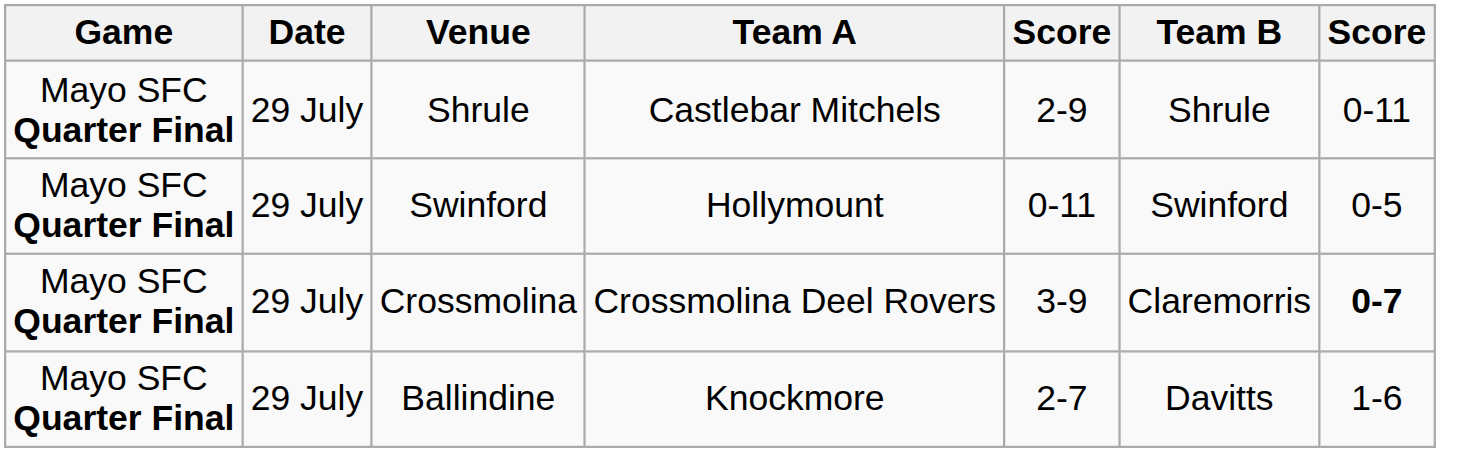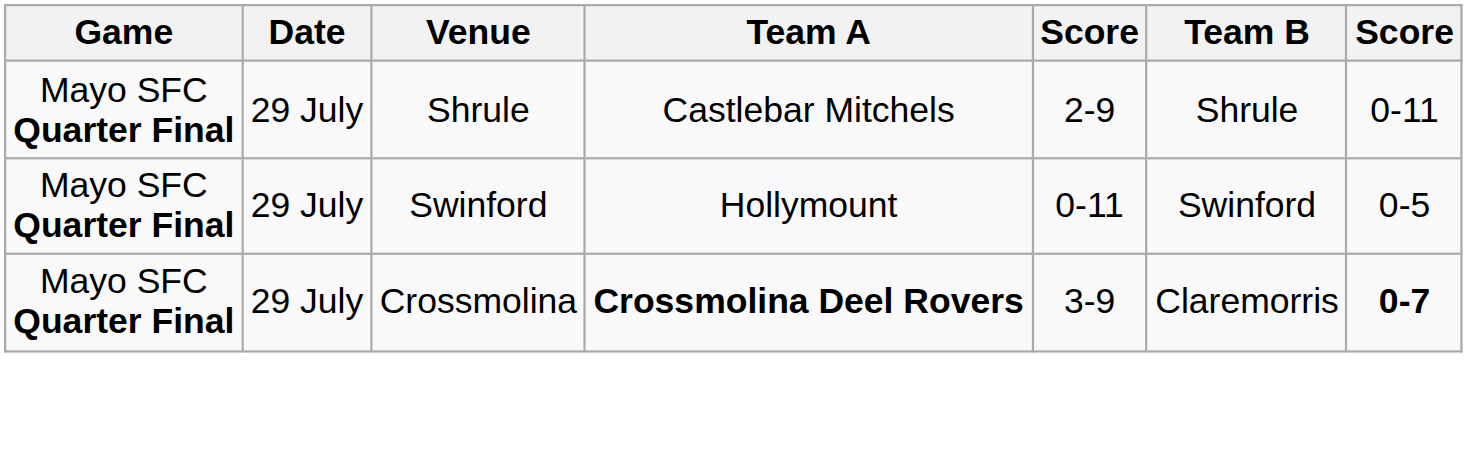(795, 301) normal -> (809, 301) bold
- row: (478, 397)
